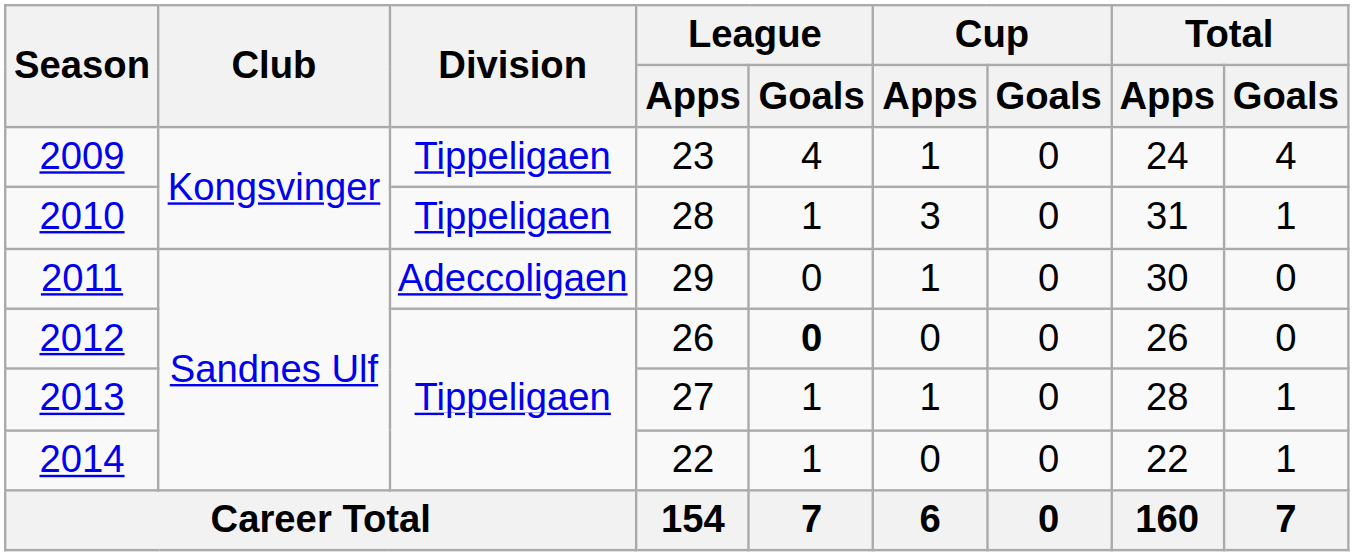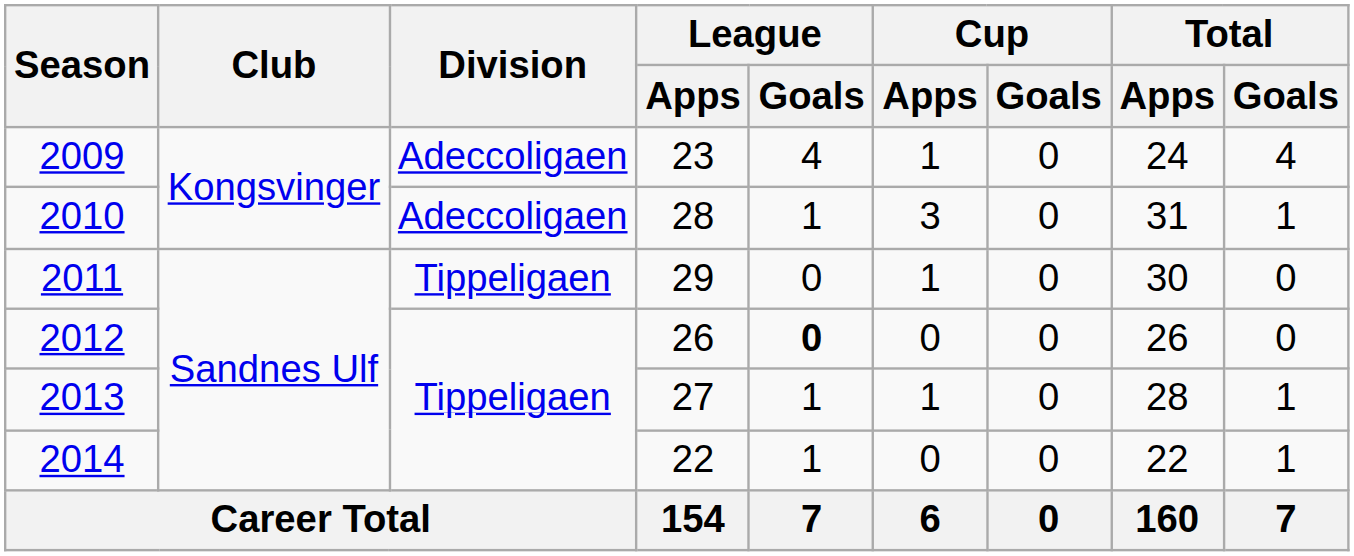(513, 156) Tippeligaen -> (513, 156) Adeccoligaen
(513, 216) Tippeligaen -> (513, 216) Adeccoligaen
(513, 277) Adeccoligaen -> (513, 277) Tippeligaen
